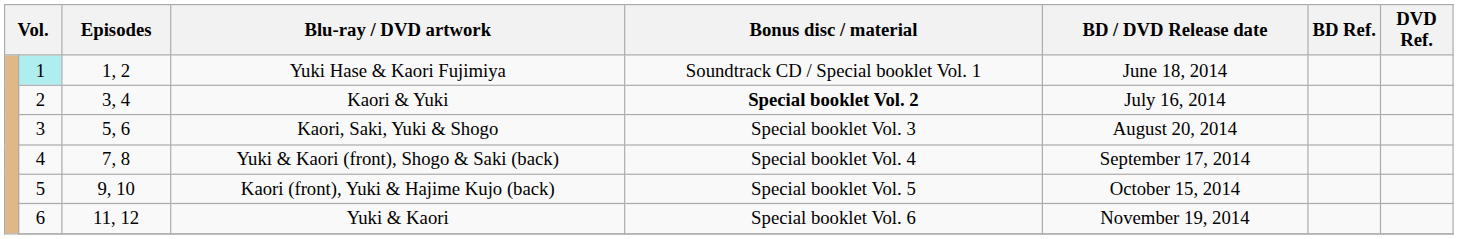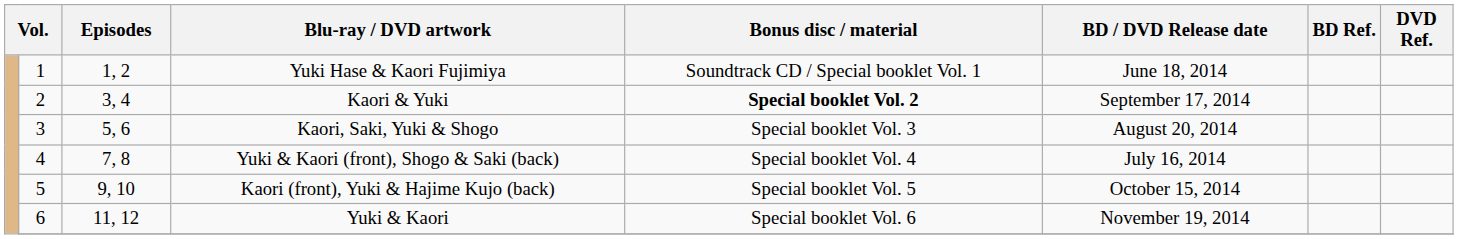(40, 70) paleturquoise background -> (40, 70) no background
(1175, 99) July 16, 2014 -> (1175, 99) September 17, 2014
(1175, 159) September 17, 2014 -> (1175, 159) July 16, 2014
